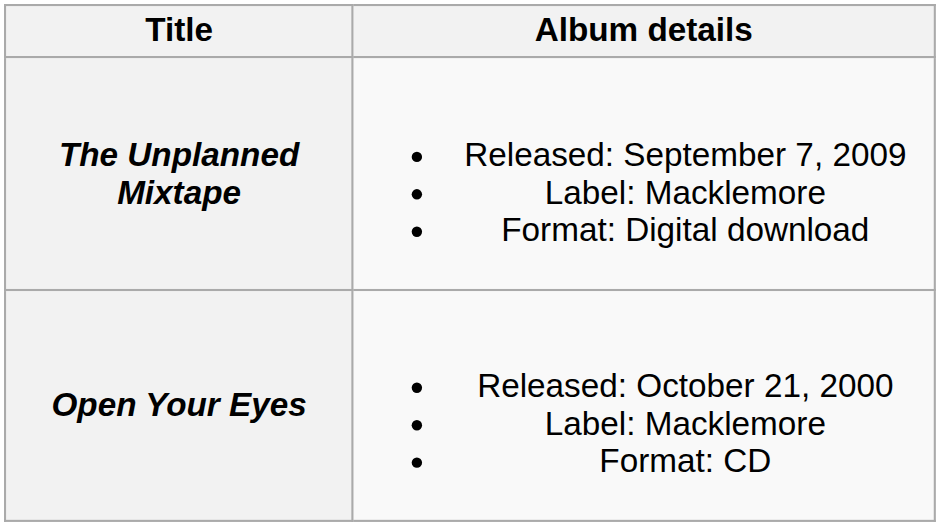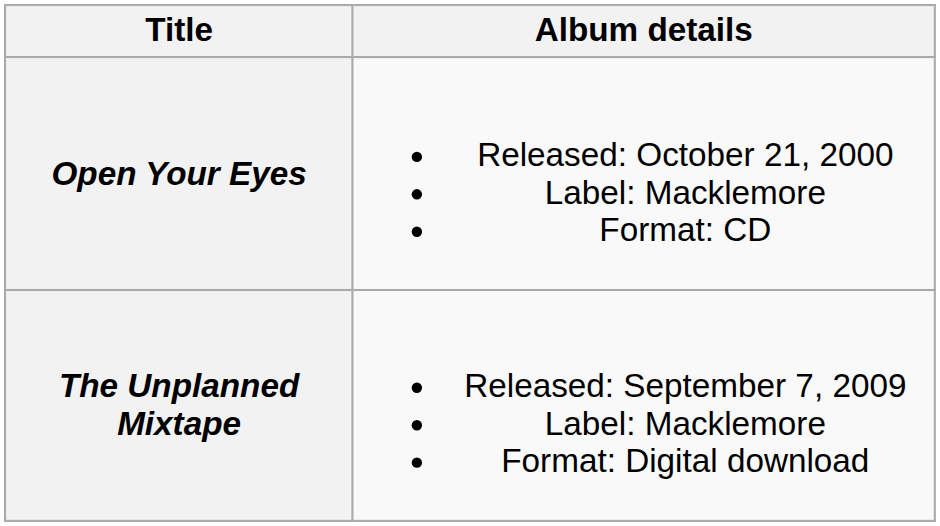rows swapped: (179, 404) <-> (179, 173)
